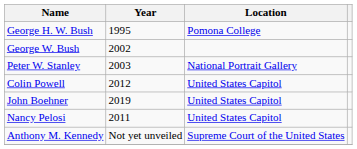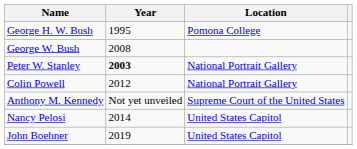(120, 48) 2002 -> (120, 48) 2008
(120, 65) normal -> (120, 65) bold
(234, 83) United States Capitol -> (242, 83) National Portrait Gallery
rows swapped: (37, 100) <-> (55, 135)
(119, 118) 2011 -> (120, 118) 2014
